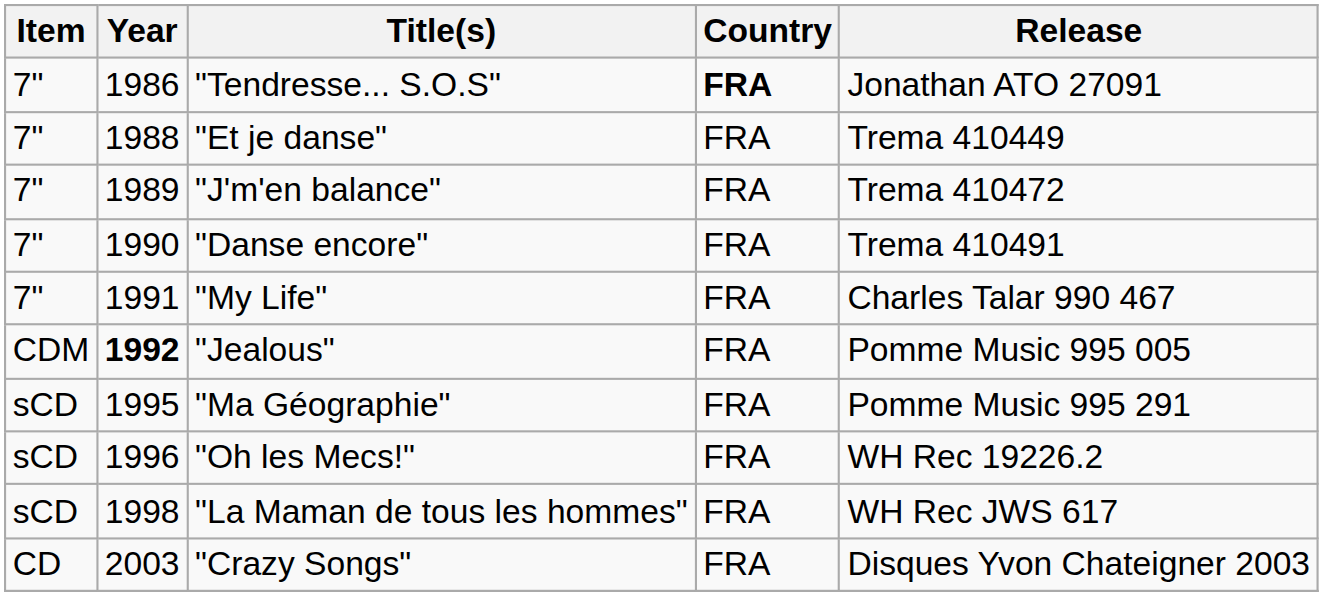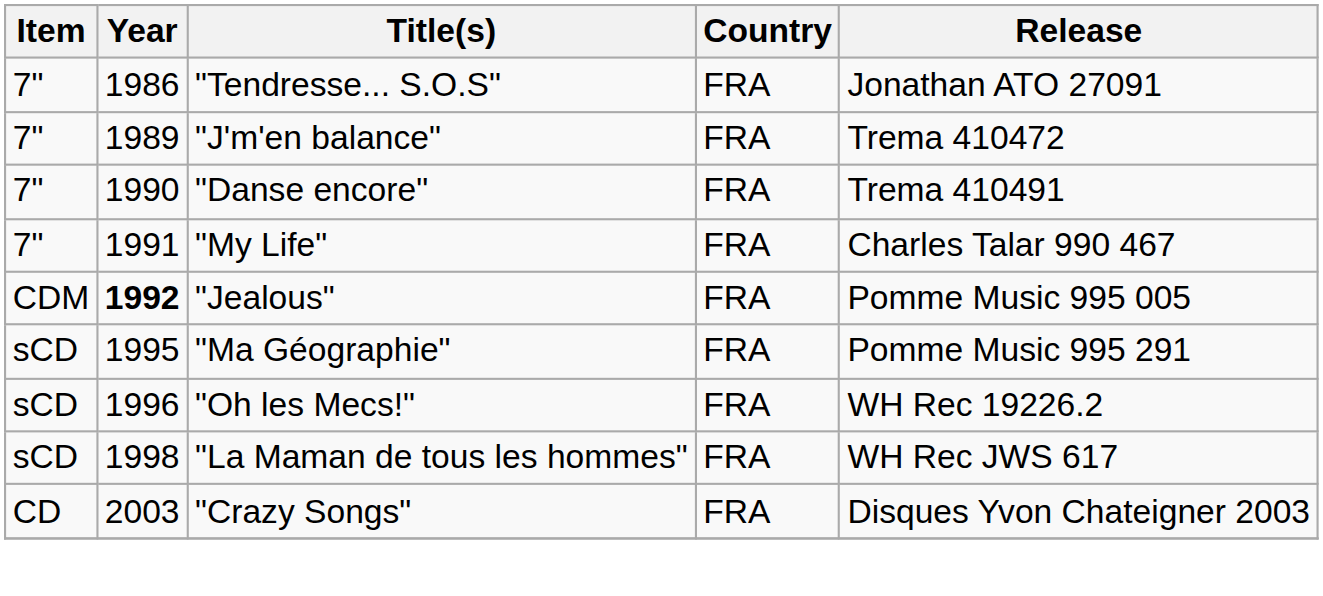(738, 84) bold -> (737, 84) normal
- row: (291, 137)
